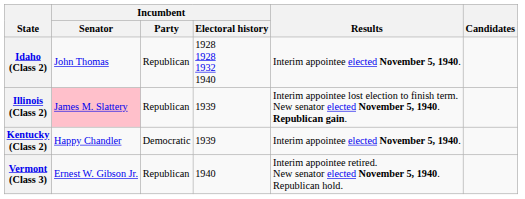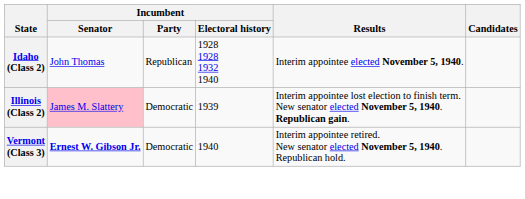(166, 107) Republican -> (169, 107) Democratic
- row: (28, 140)
(96, 174) normal -> (95, 146) bold
(166, 174) Republican -> (169, 146) Democratic
